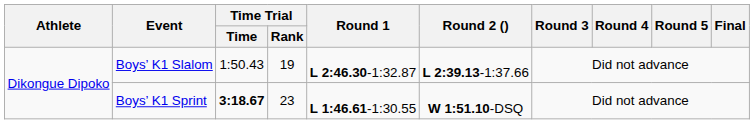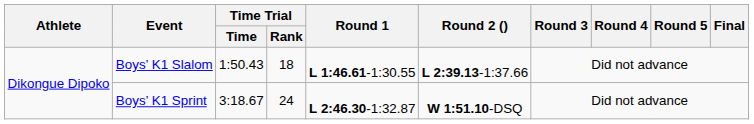(287, 65) 19 -> (286, 65) 18
(363, 73) L 2:46.30-1:32.87 -> (362, 73) L 1:46.61-1:30.55
(242, 101) bold -> (241, 101) normal
(287, 101) 23 -> (286, 101) 24
(363, 109) L 1:46.61-1:30.55 -> (362, 109) L 2:46.30-1:32.87
